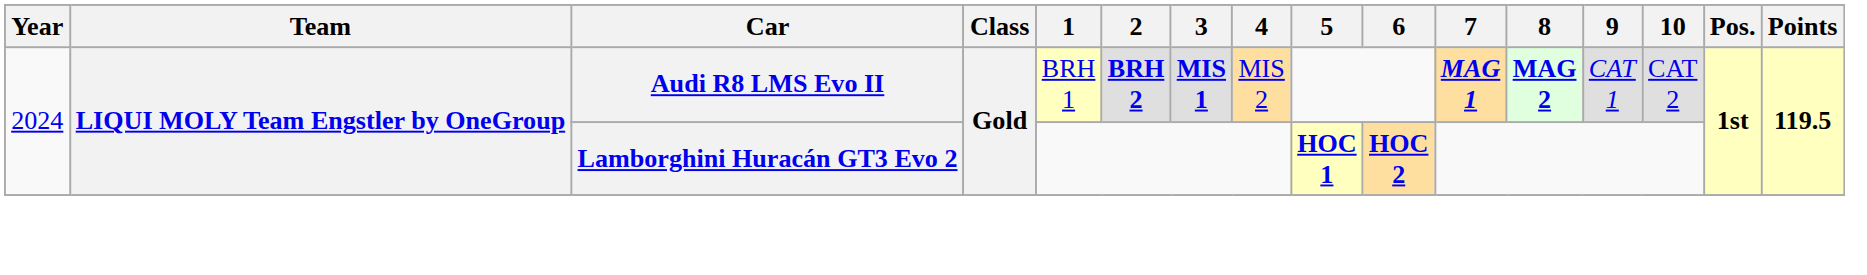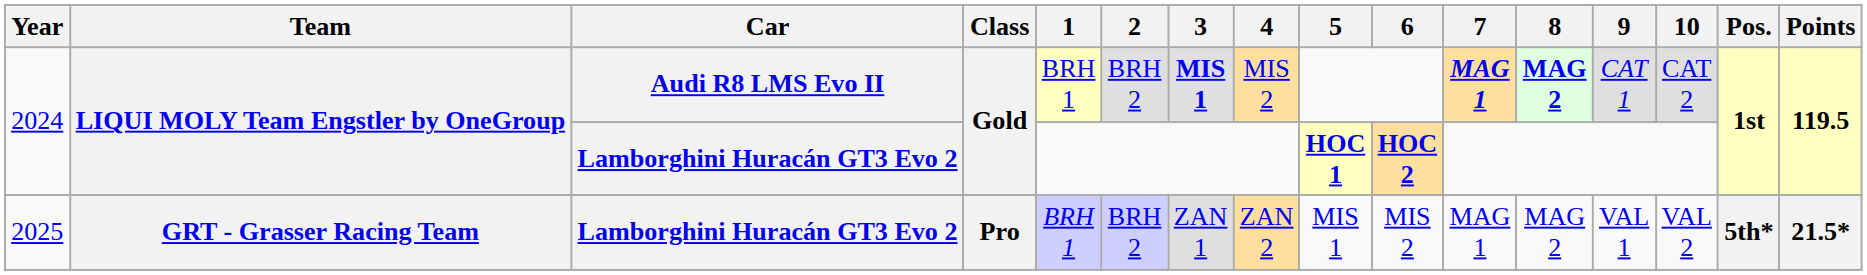(1136, 84) bold -> (1135, 84) normal
+ row: (37, 231)
